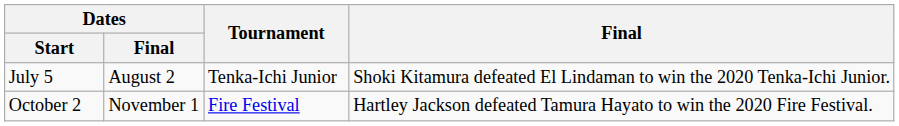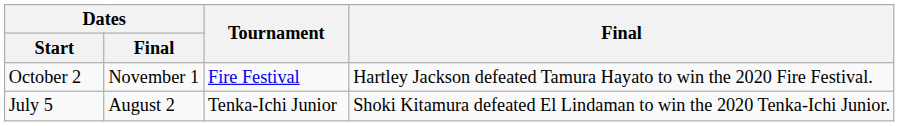rows swapped: (31, 76) <-> (45, 105)
